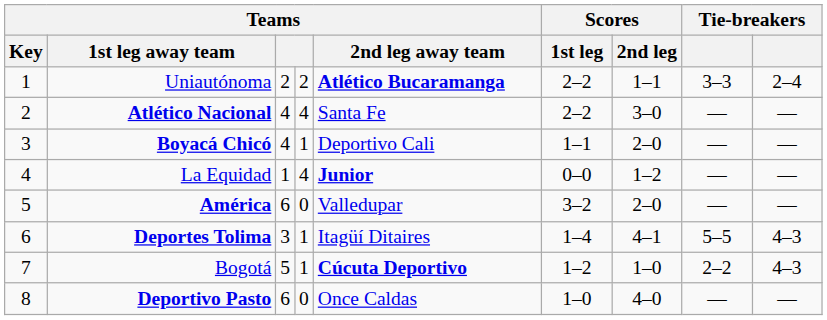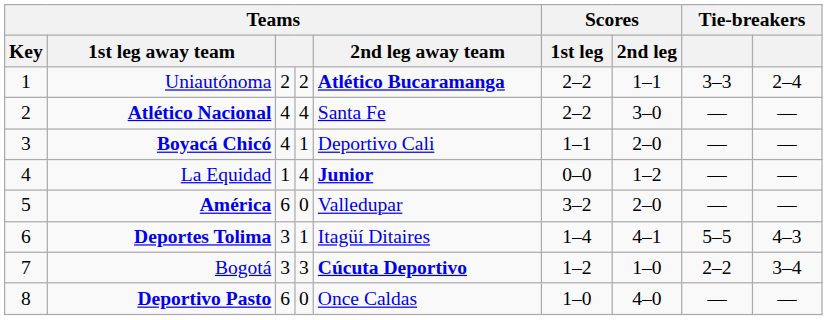(285, 267) 5 -> (285, 267) 3
(304, 267) 1 -> (304, 267) 3
(787, 267) 4–3 -> (787, 267) 3–4
